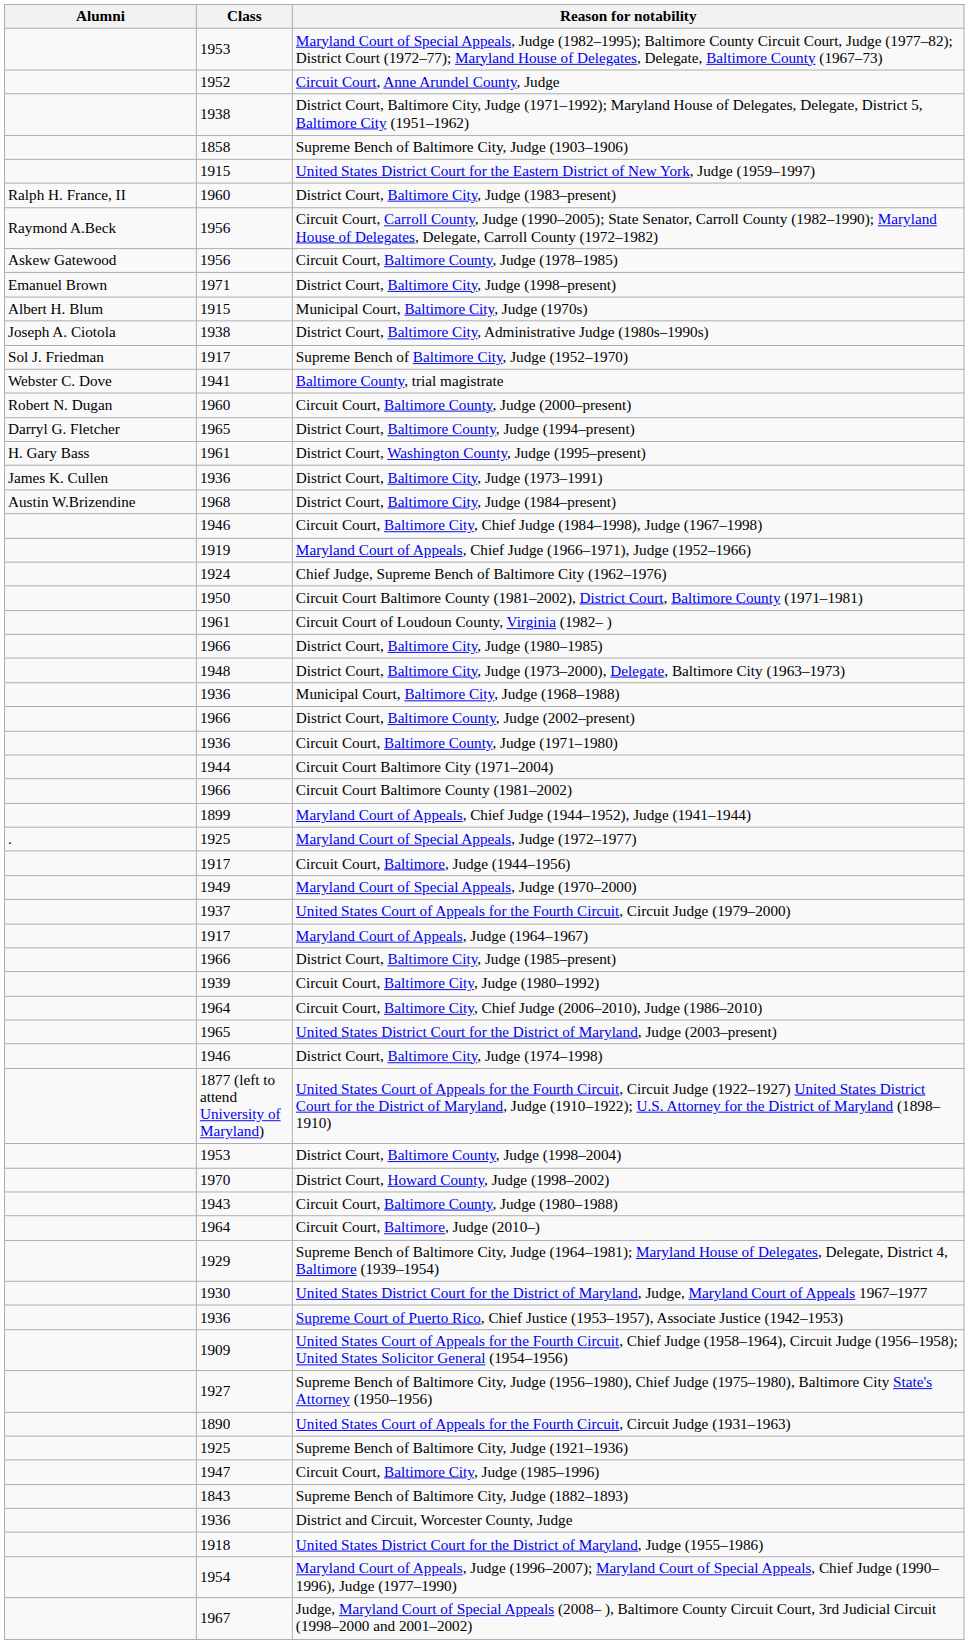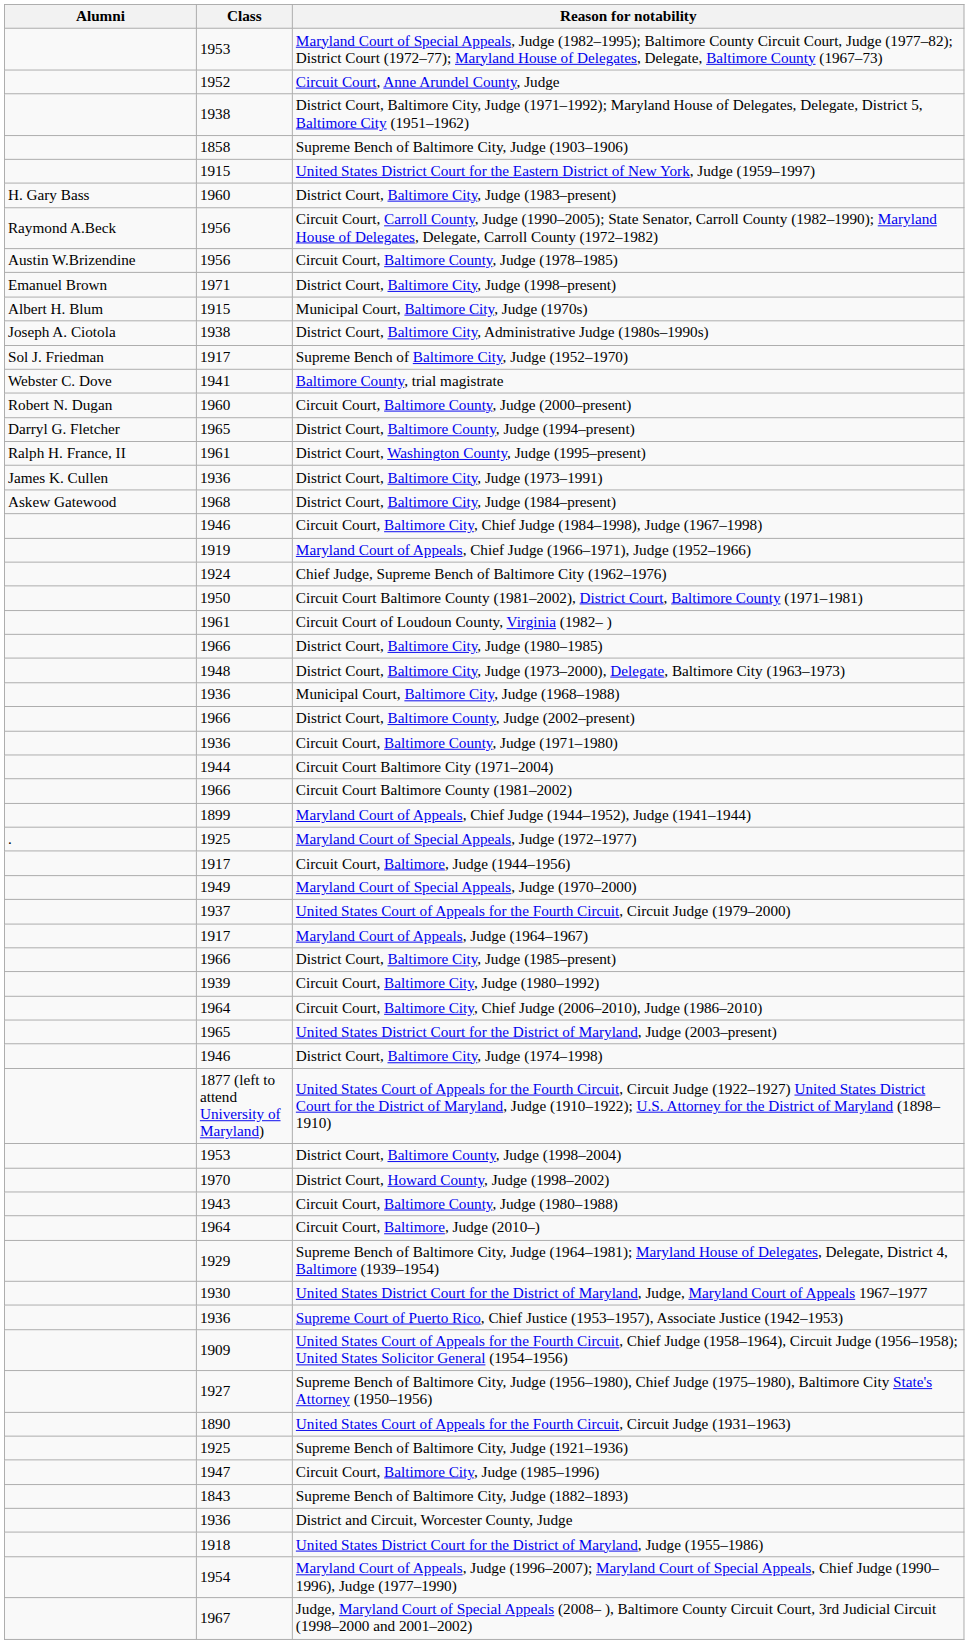(67, 195) Ralph H. France, II -> (49, 195) H. Gary Bass
(62, 260) Askew Gatewood -> (72, 260) Austin W.Brizendine
(49, 453) H. Gary Bass -> (67, 453) Ralph H. France, II
(72, 501) Austin W.Brizendine -> (62, 501) Askew Gatewood
